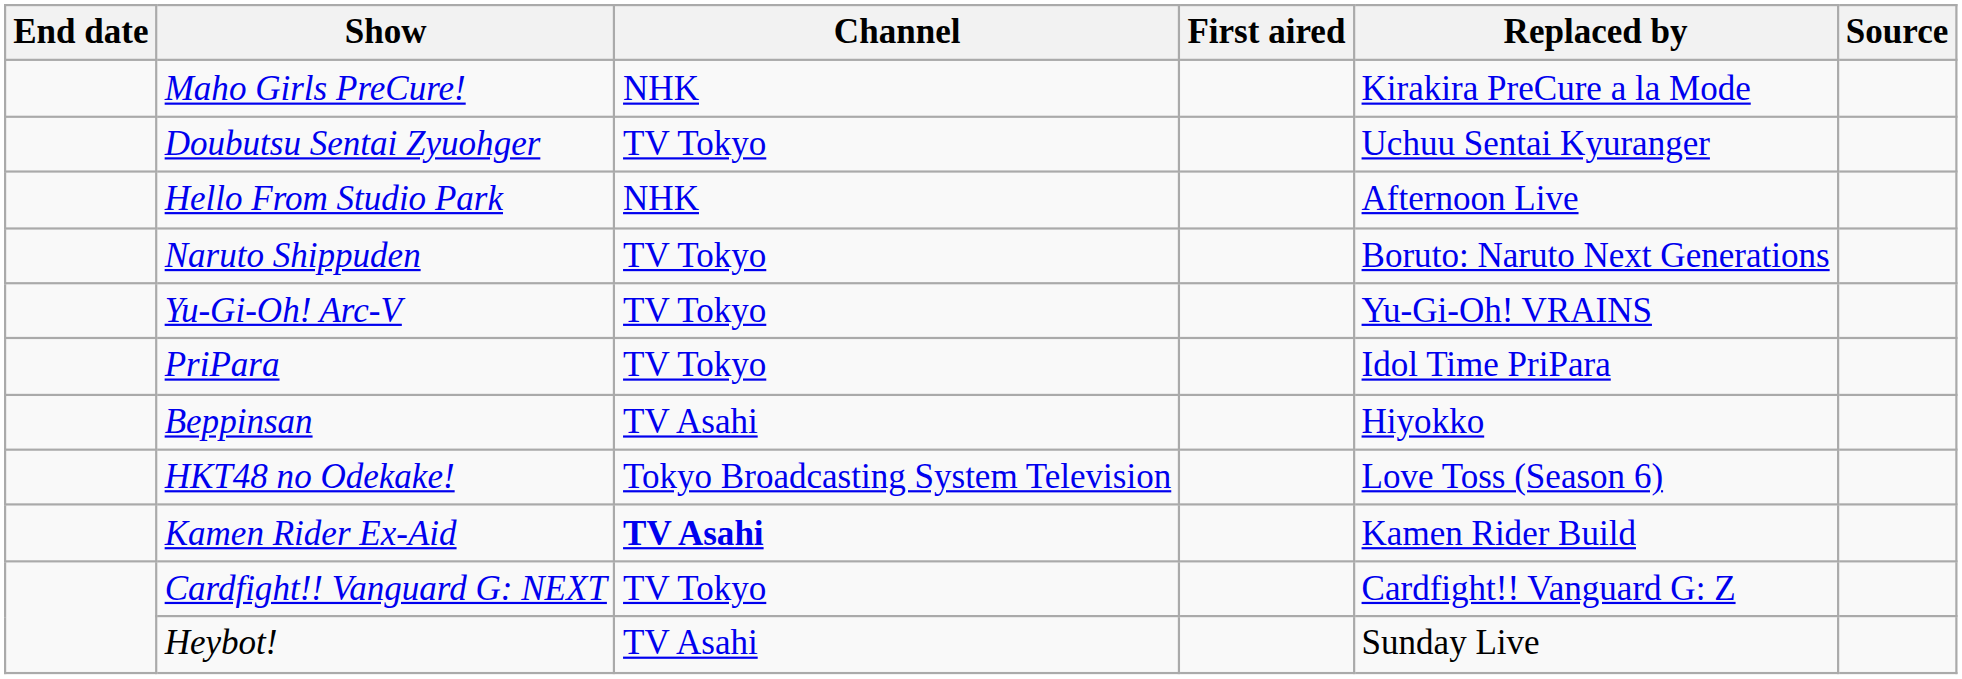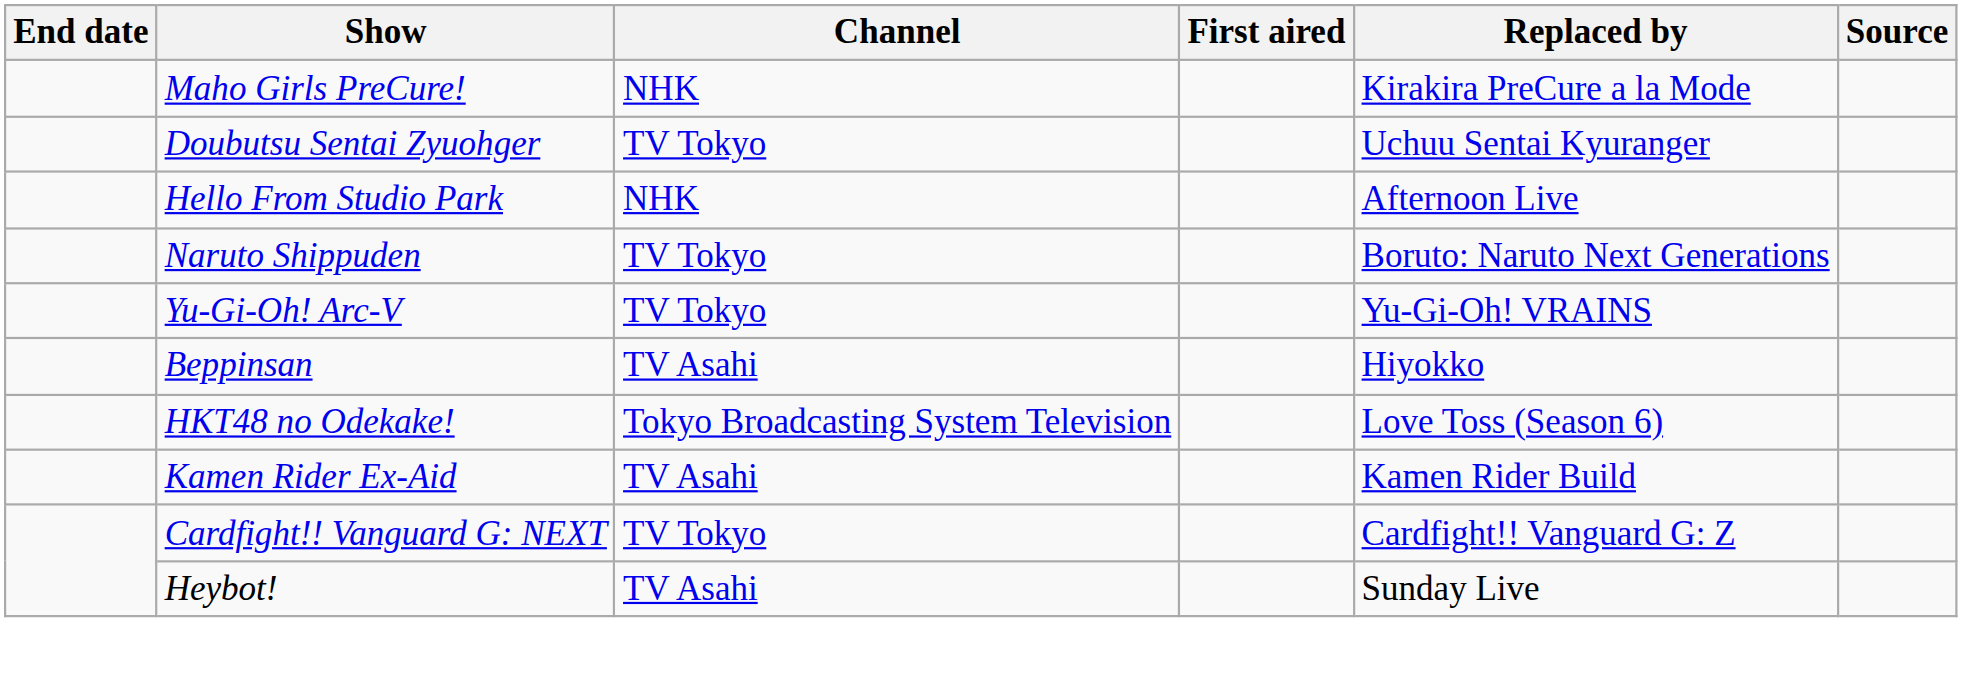- row: (222, 365)
(693, 532) bold -> (690, 476) normal
